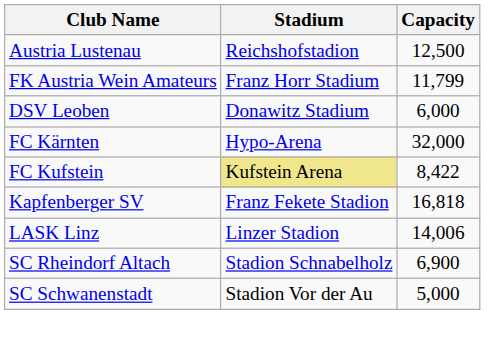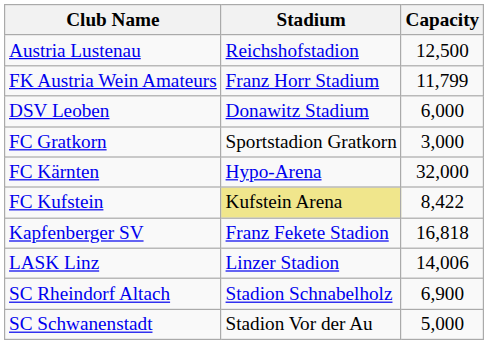+ row: (58, 141)
